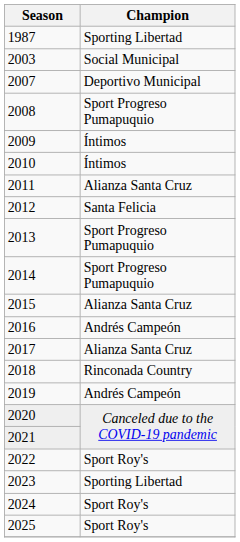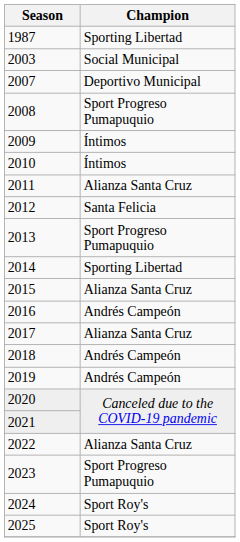(125, 275) Sport Progreso Pumapuquio -> (133, 267) Sporting Libertad
(138, 371) Rinconada Country -> (132, 355) Andrés Campeón
(116, 459) Sport Roy's -> (138, 444) Alianza Santa Cruz
(133, 481) Sporting Libertad -> (125, 474) Sport Progreso Pumapuquio
